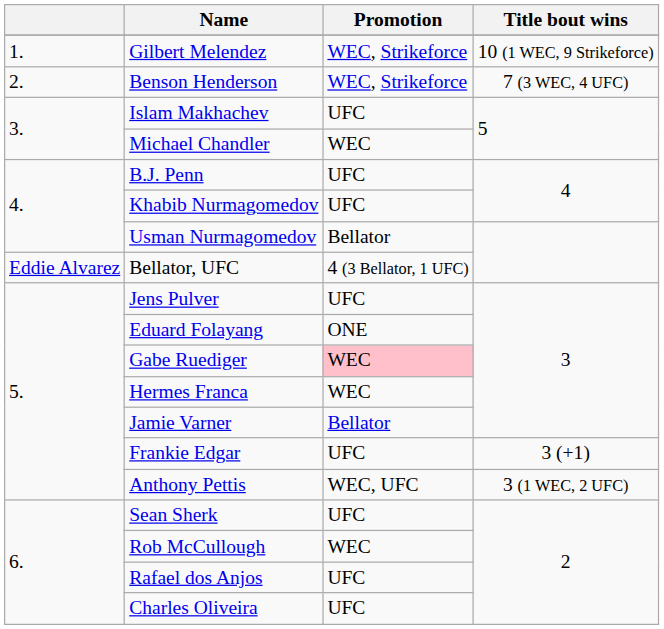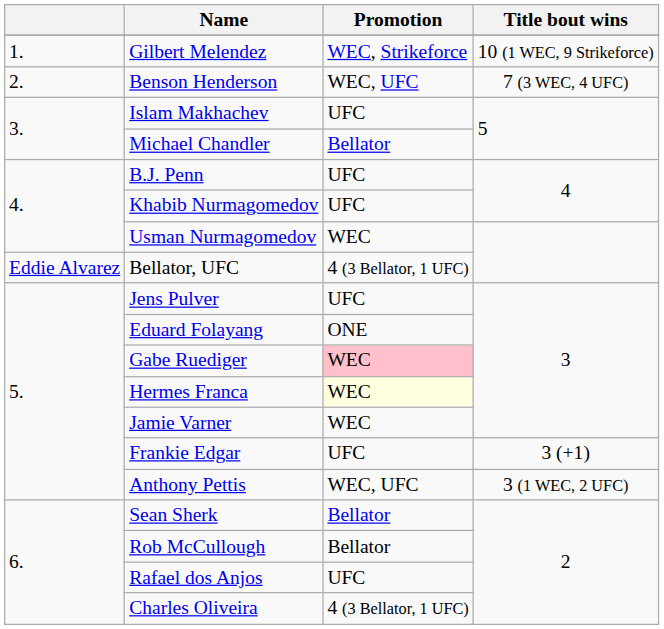(397, 81) WEC, Strikeforce -> (373, 81) WEC, UFC
(349, 143) WEC -> (359, 143) Bellator
(359, 236) Bellator -> (349, 236) WEC
(349, 391) no background -> (349, 391) lightyellow background
(359, 422) Bellator -> (349, 422) WEC
(346, 515) UFC -> (359, 515) Bellator
(349, 546) WEC -> (359, 546) Bellator
(346, 608) UFC -> (398, 608) 4 (3 Bellator, 1 UFC)
